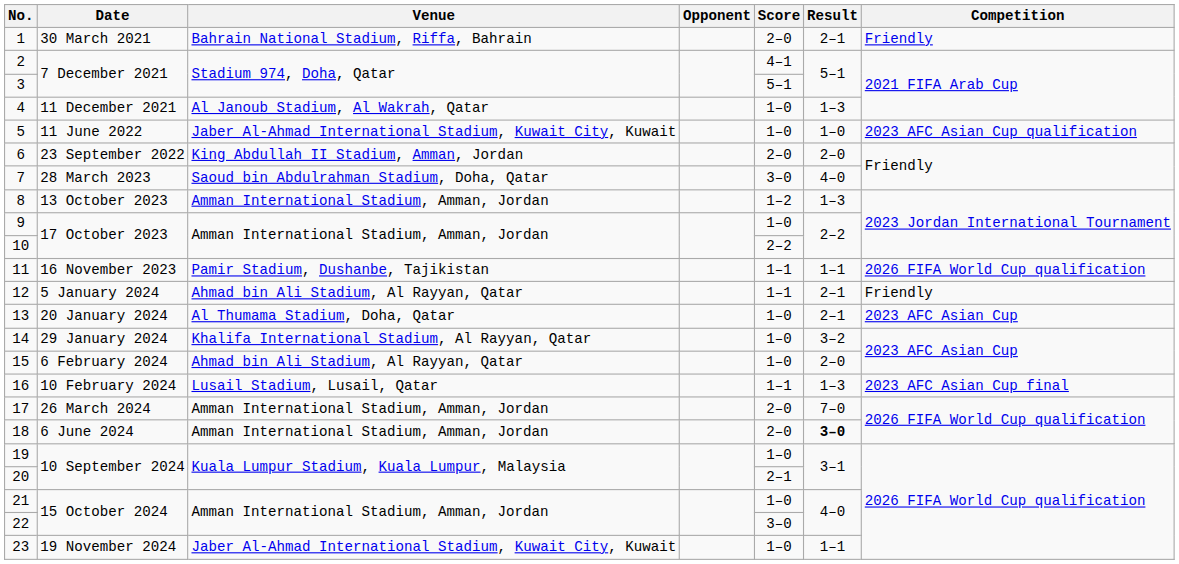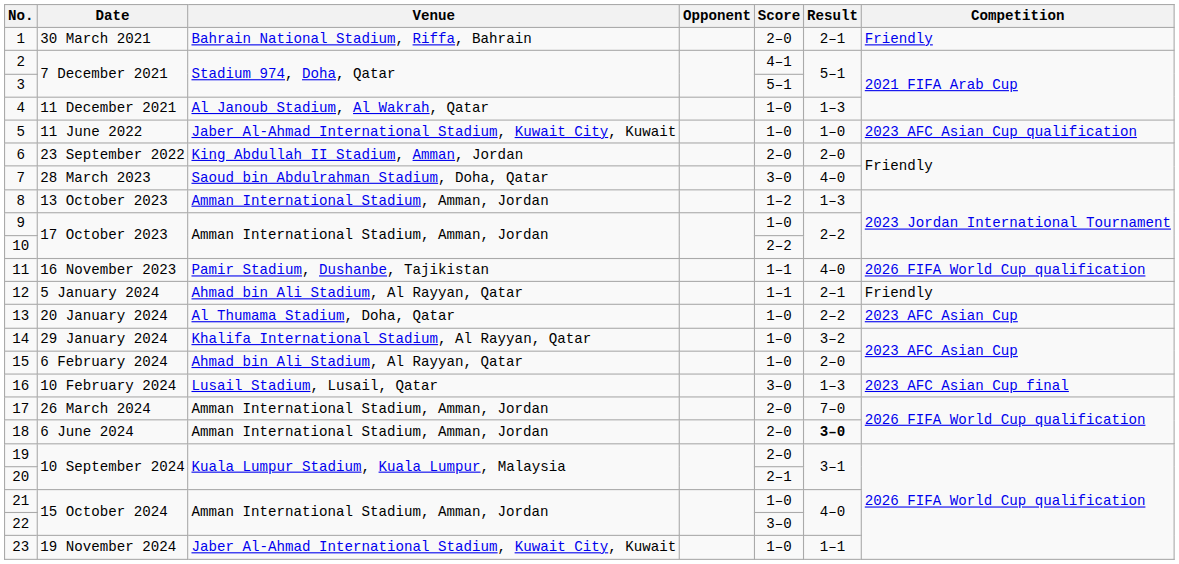(833, 270) 1–1 -> (833, 270) 4–0
(833, 316) 2–1 -> (833, 316) 2–2
(779, 386) 1–1 -> (779, 386) 3–0
(779, 455) 1–0 -> (779, 455) 2–0
